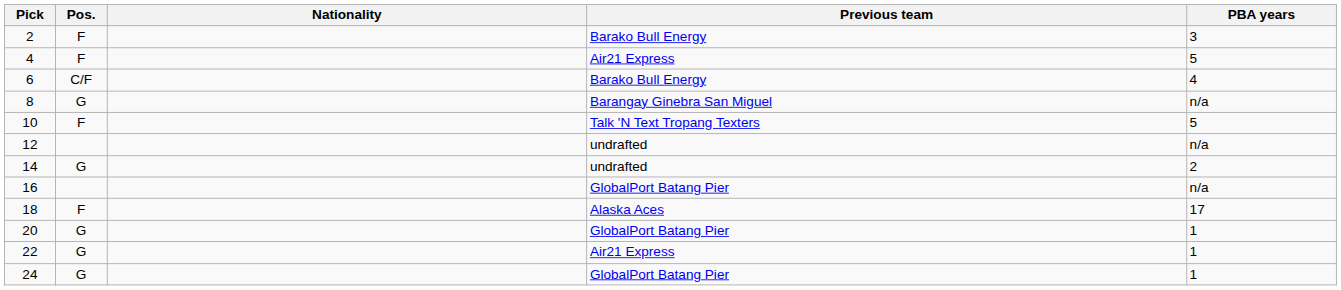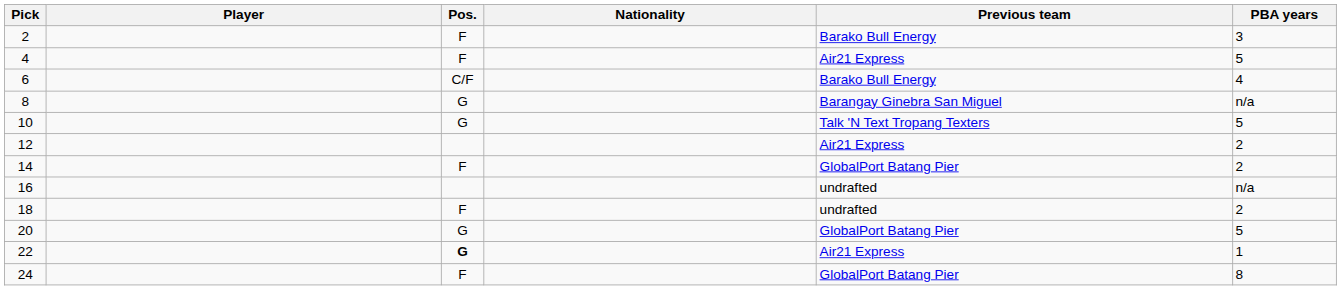+ column: (244, 15)
(81, 123) F -> (462, 123) G
(619, 144) undrafted -> (862, 144) Air21 Express
(1199, 144) n/a -> (1239, 144) 2
(81, 166) G -> (462, 166) F
(619, 166) undrafted -> (889, 166) GlobalPort Batang Pier
(659, 187) GlobalPort Batang Pier -> (848, 187) undrafted
(627, 209) Alaska Aces -> (848, 209) undrafted
(1197, 209) 17 -> (1239, 209) 2
(1193, 230) 1 -> (1239, 230) 5
(81, 252) normal -> (462, 252) bold
(81, 274) G -> (462, 274) F
(1193, 274) 1 -> (1239, 274) 8
